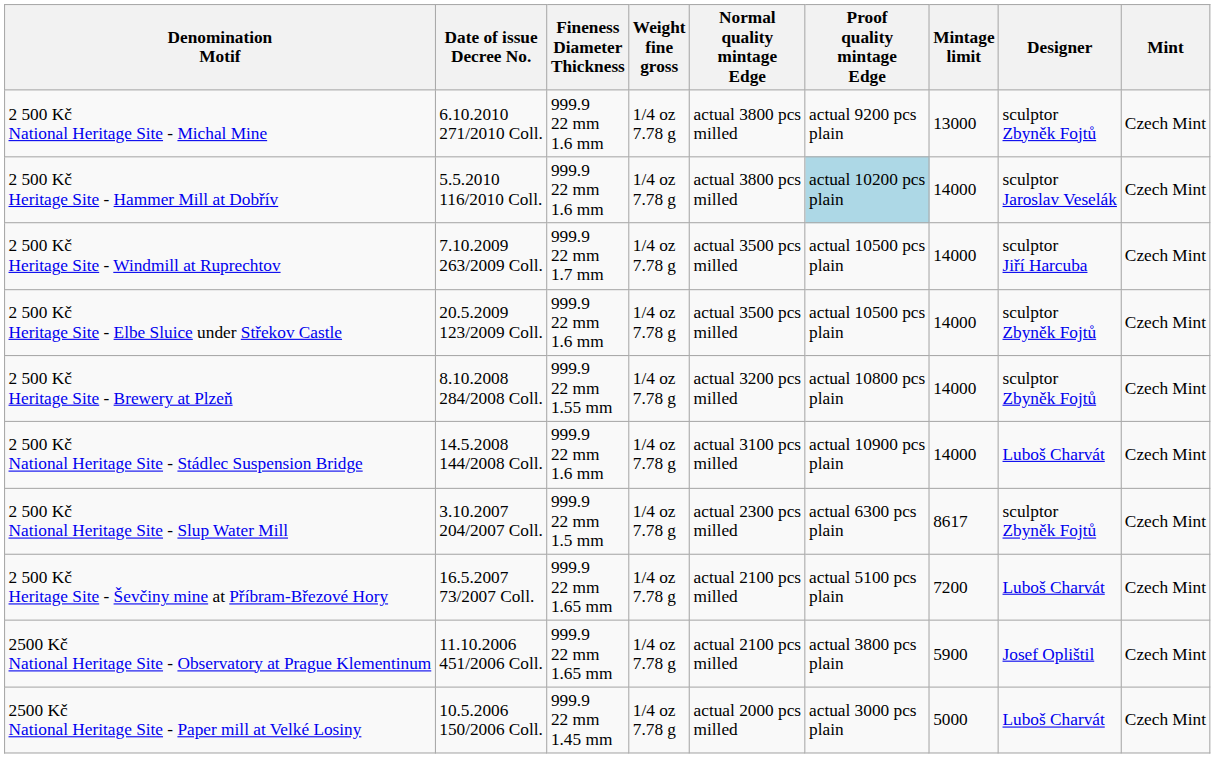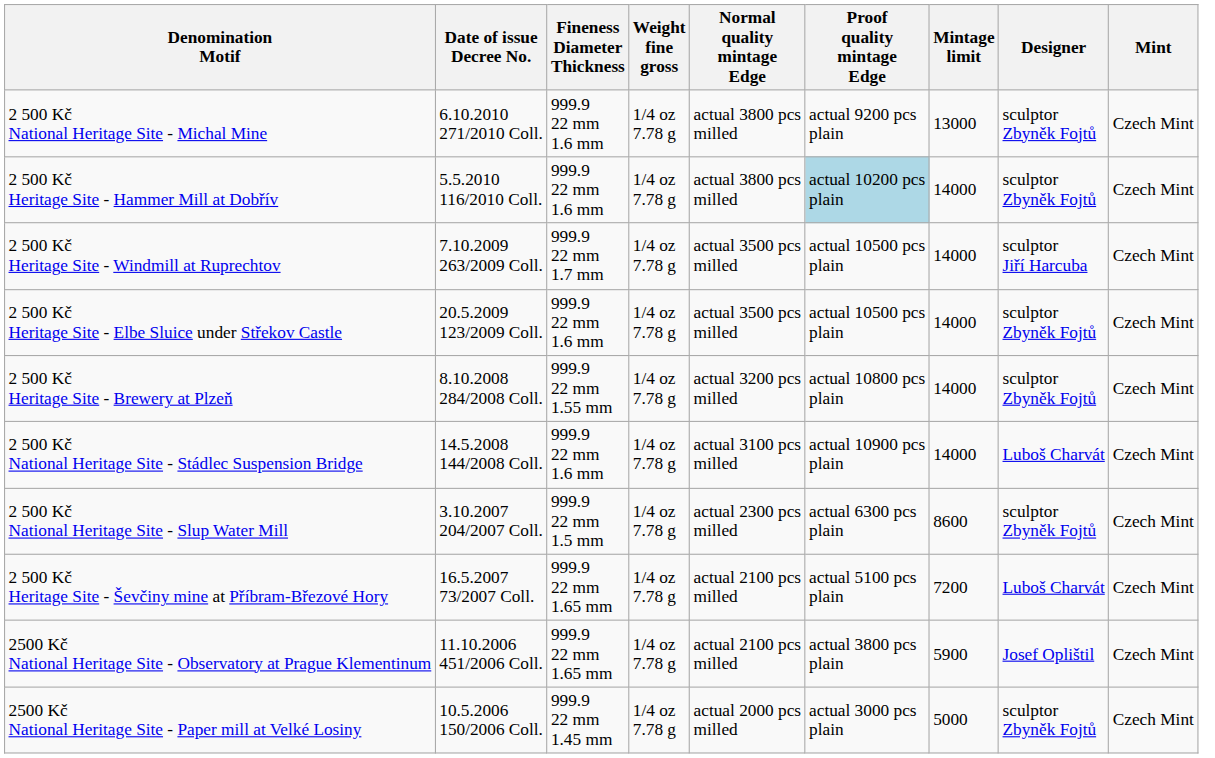(1060, 189) sculptor Jaroslav Veselák -> (1049, 189) sculptor Zbyněk Fojtů
(950, 521) 8617 -> (950, 521) 8600
(1054, 719) Luboš Charvát -> (1049, 719) sculptor Zbyněk Fojtů
